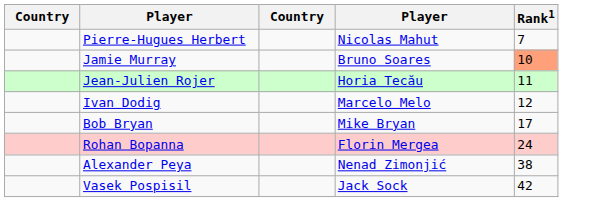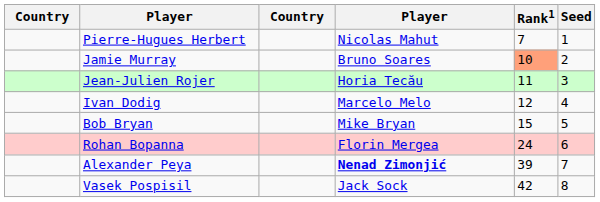+ column: (576, 17)
(525, 123) 17 -> (525, 123) 15
(392, 165) normal -> (392, 165) bold
(525, 165) 38 -> (525, 165) 39
